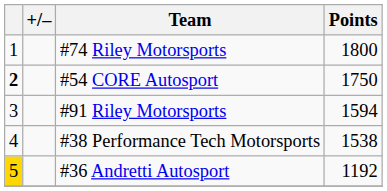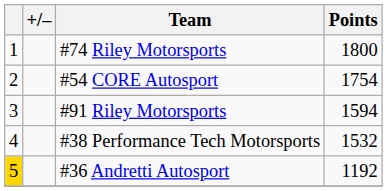(13, 80) bold -> (13, 80) normal
(359, 80) 1750 -> (359, 80) 1754
(359, 141) 1538 -> (359, 141) 1532
